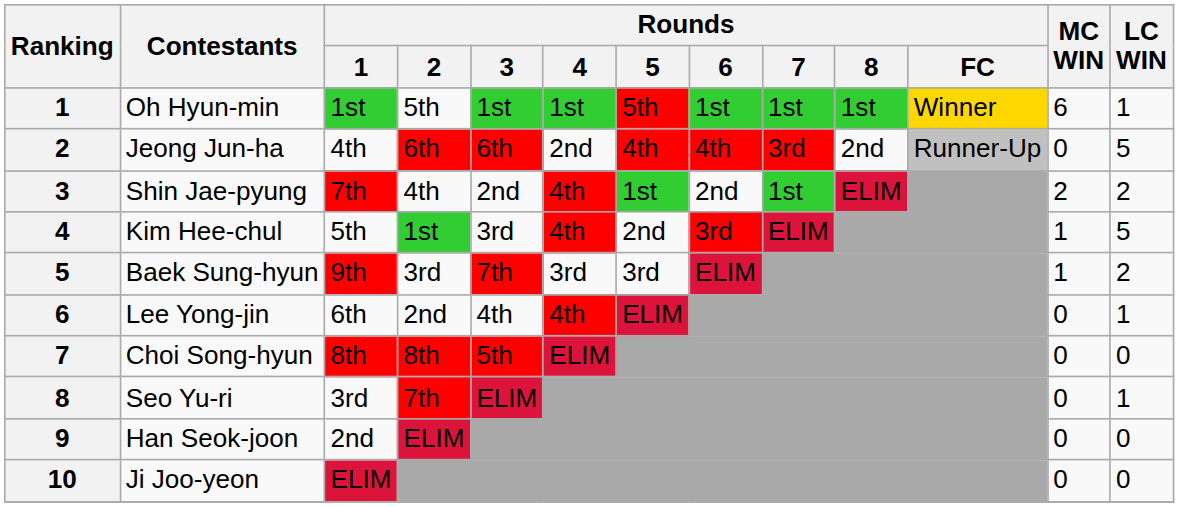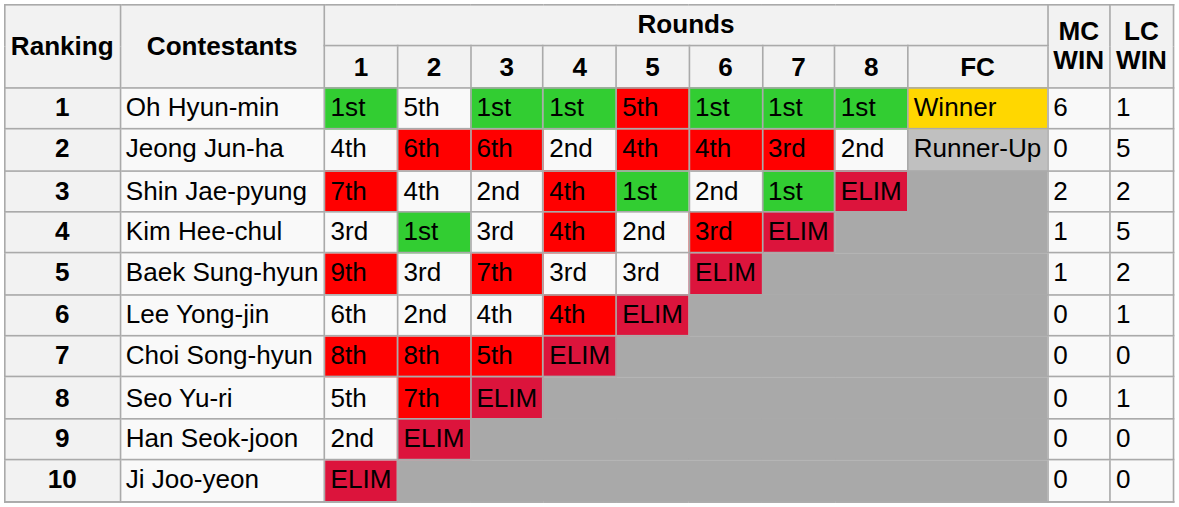(349, 231) 5th -> (349, 231) 3rd
(349, 397) 3rd -> (349, 397) 5th
